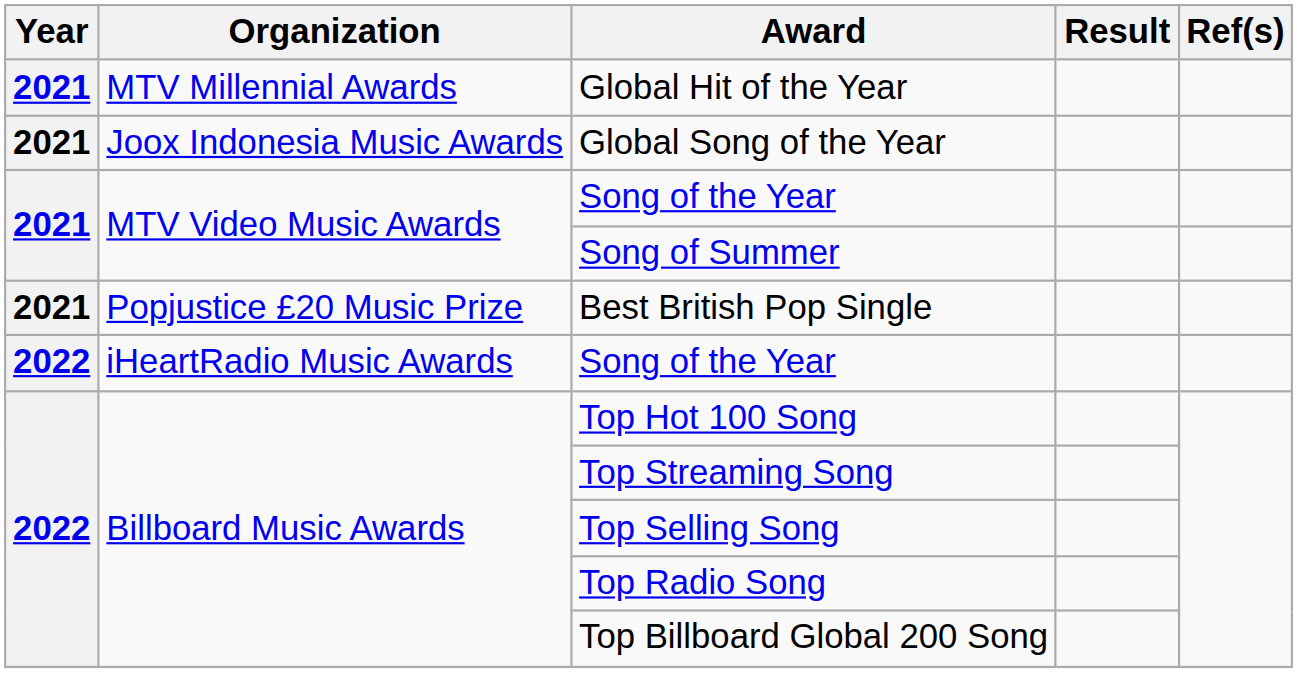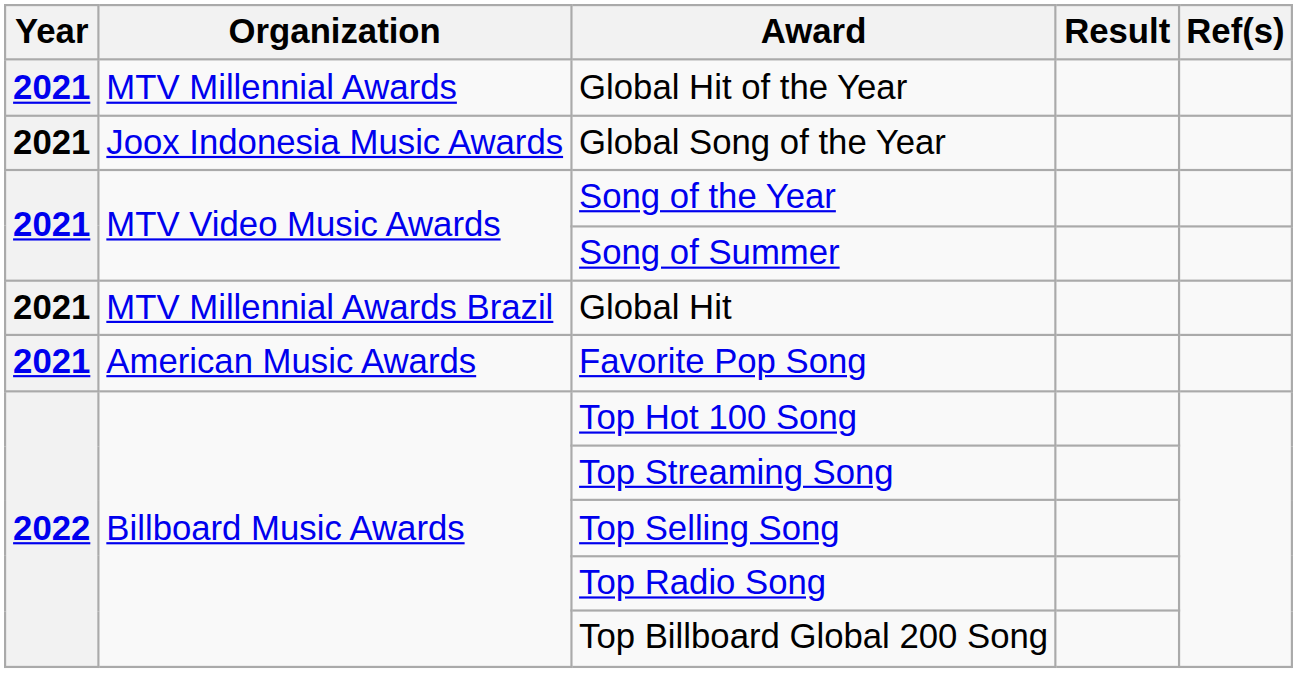+ row: (330, 307)
- row: (315, 307)
+ row: (291, 362)
- row: (310, 362)
